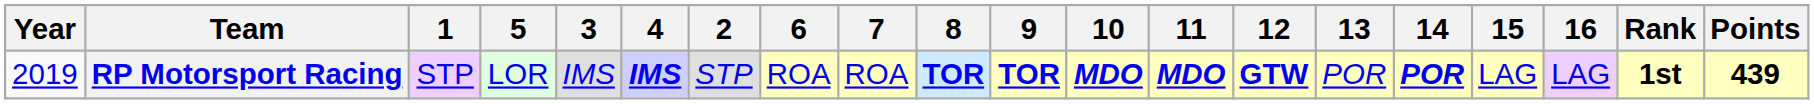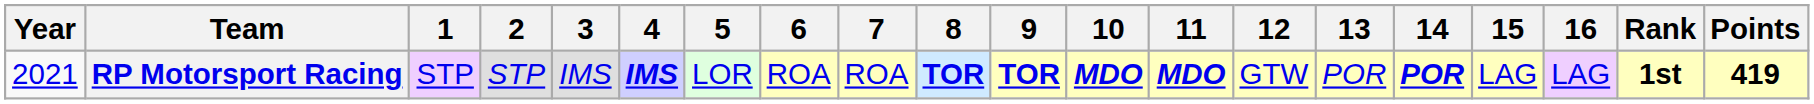columns swapped: (724, 28) <-> (518, 28)
(45, 74) 2019 -> (45, 74) 2021
(1274, 74) bold -> (1274, 74) normal
(1755, 74) 439 -> (1755, 74) 419
